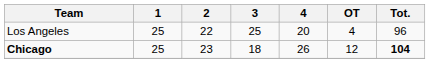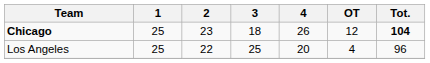rows swapped: (29, 49) <-> (38, 31)
